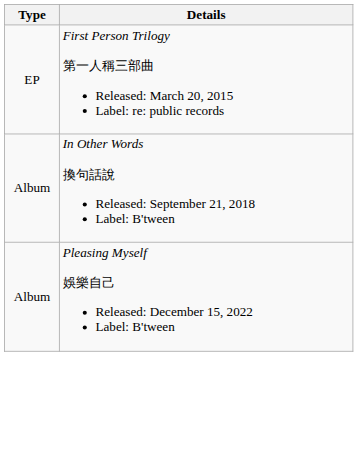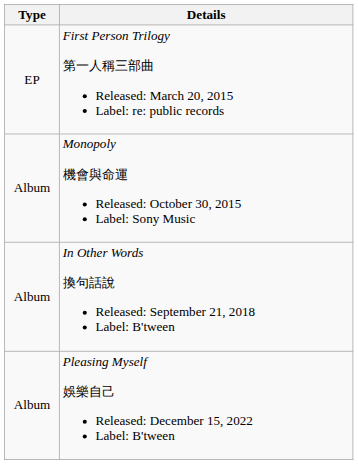+ row: (206, 181)
